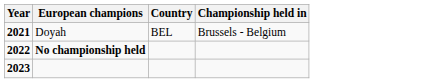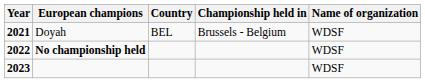+ column: (365, 13)
